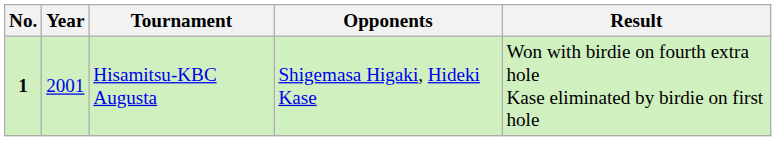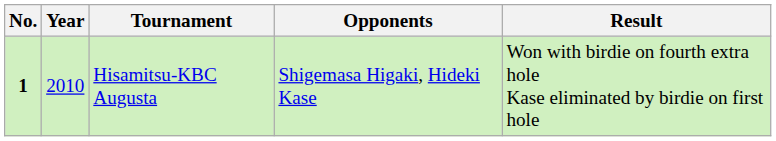(65, 86) 2001 -> (65, 86) 2010
